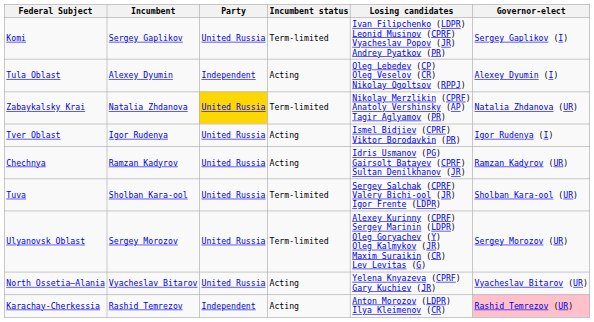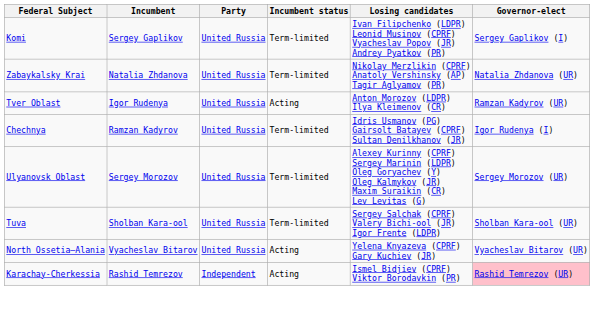- row: (33, 75)
(233, 108) gold background -> (233, 75) no background
(406, 135) Ismel Bidjiev (CPRF) Viktor Borodavkin (PR) -> (402, 103) Anton Morozov (LDPR) Ilya Kleimenov (CR)
(514, 135) Igor Rudenya (I) -> (521, 103) Ramzan Kadyrov (UR)
(284, 163) Acting -> (299, 131) Term-limited
(521, 163) Ramzan Kadyrov (UR) -> (514, 131) Igor Rudenya (I)
rows swapped: (46, 241) <-> (16, 195)
(402, 306) Anton Morozov (LDPR) Ilya Kleimenov (CR) -> (406, 274) Ismel Bidjiev (CPRF) Viktor Borodavkin (PR)
